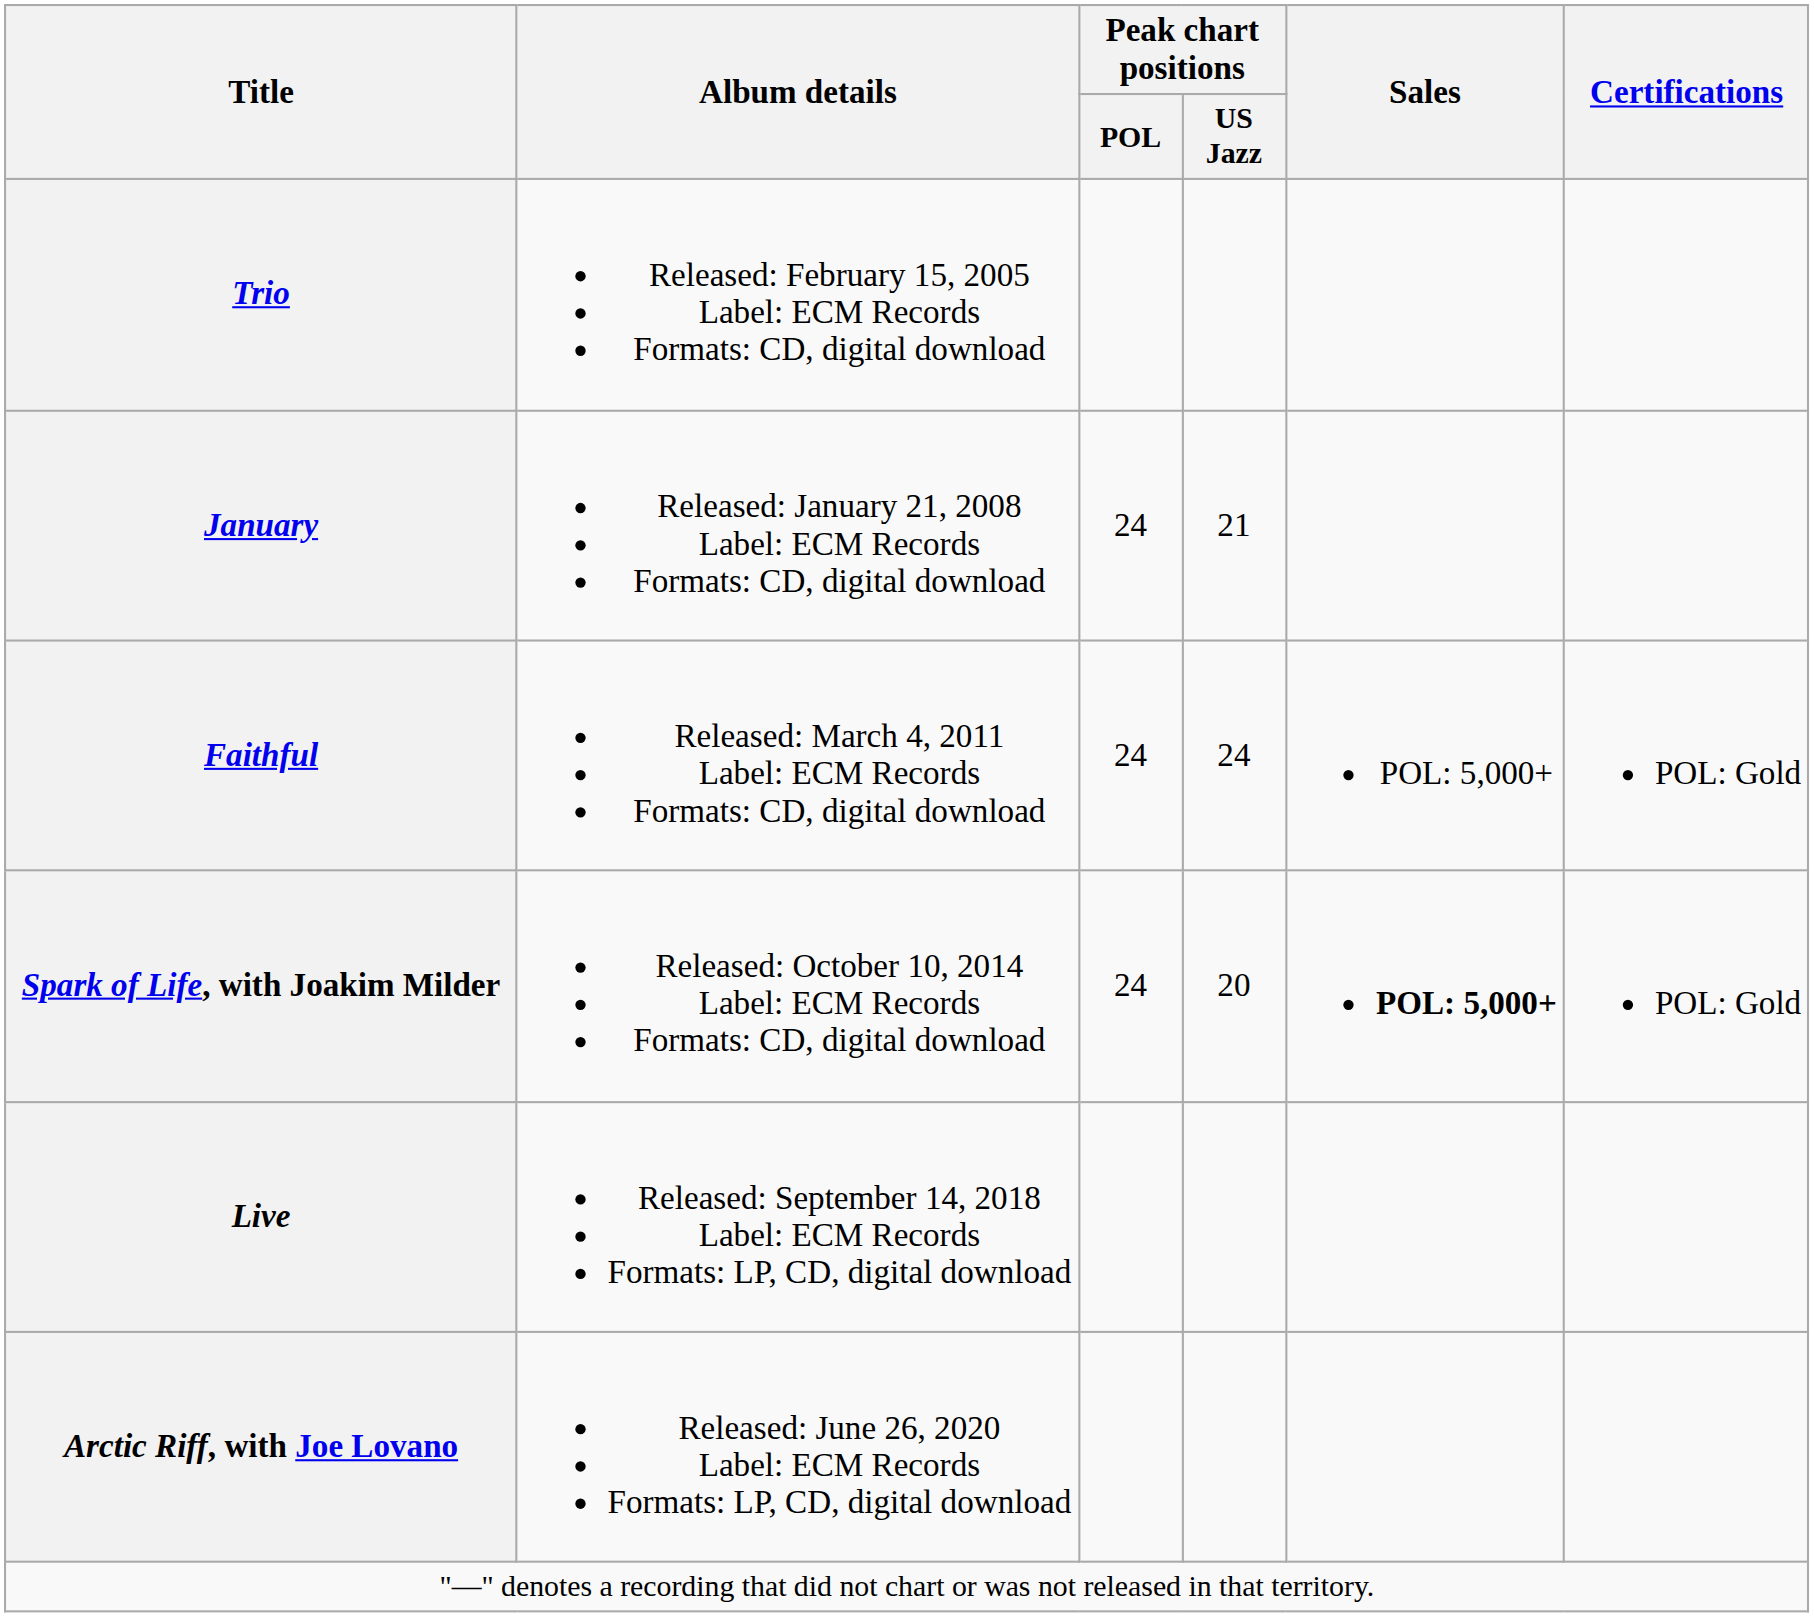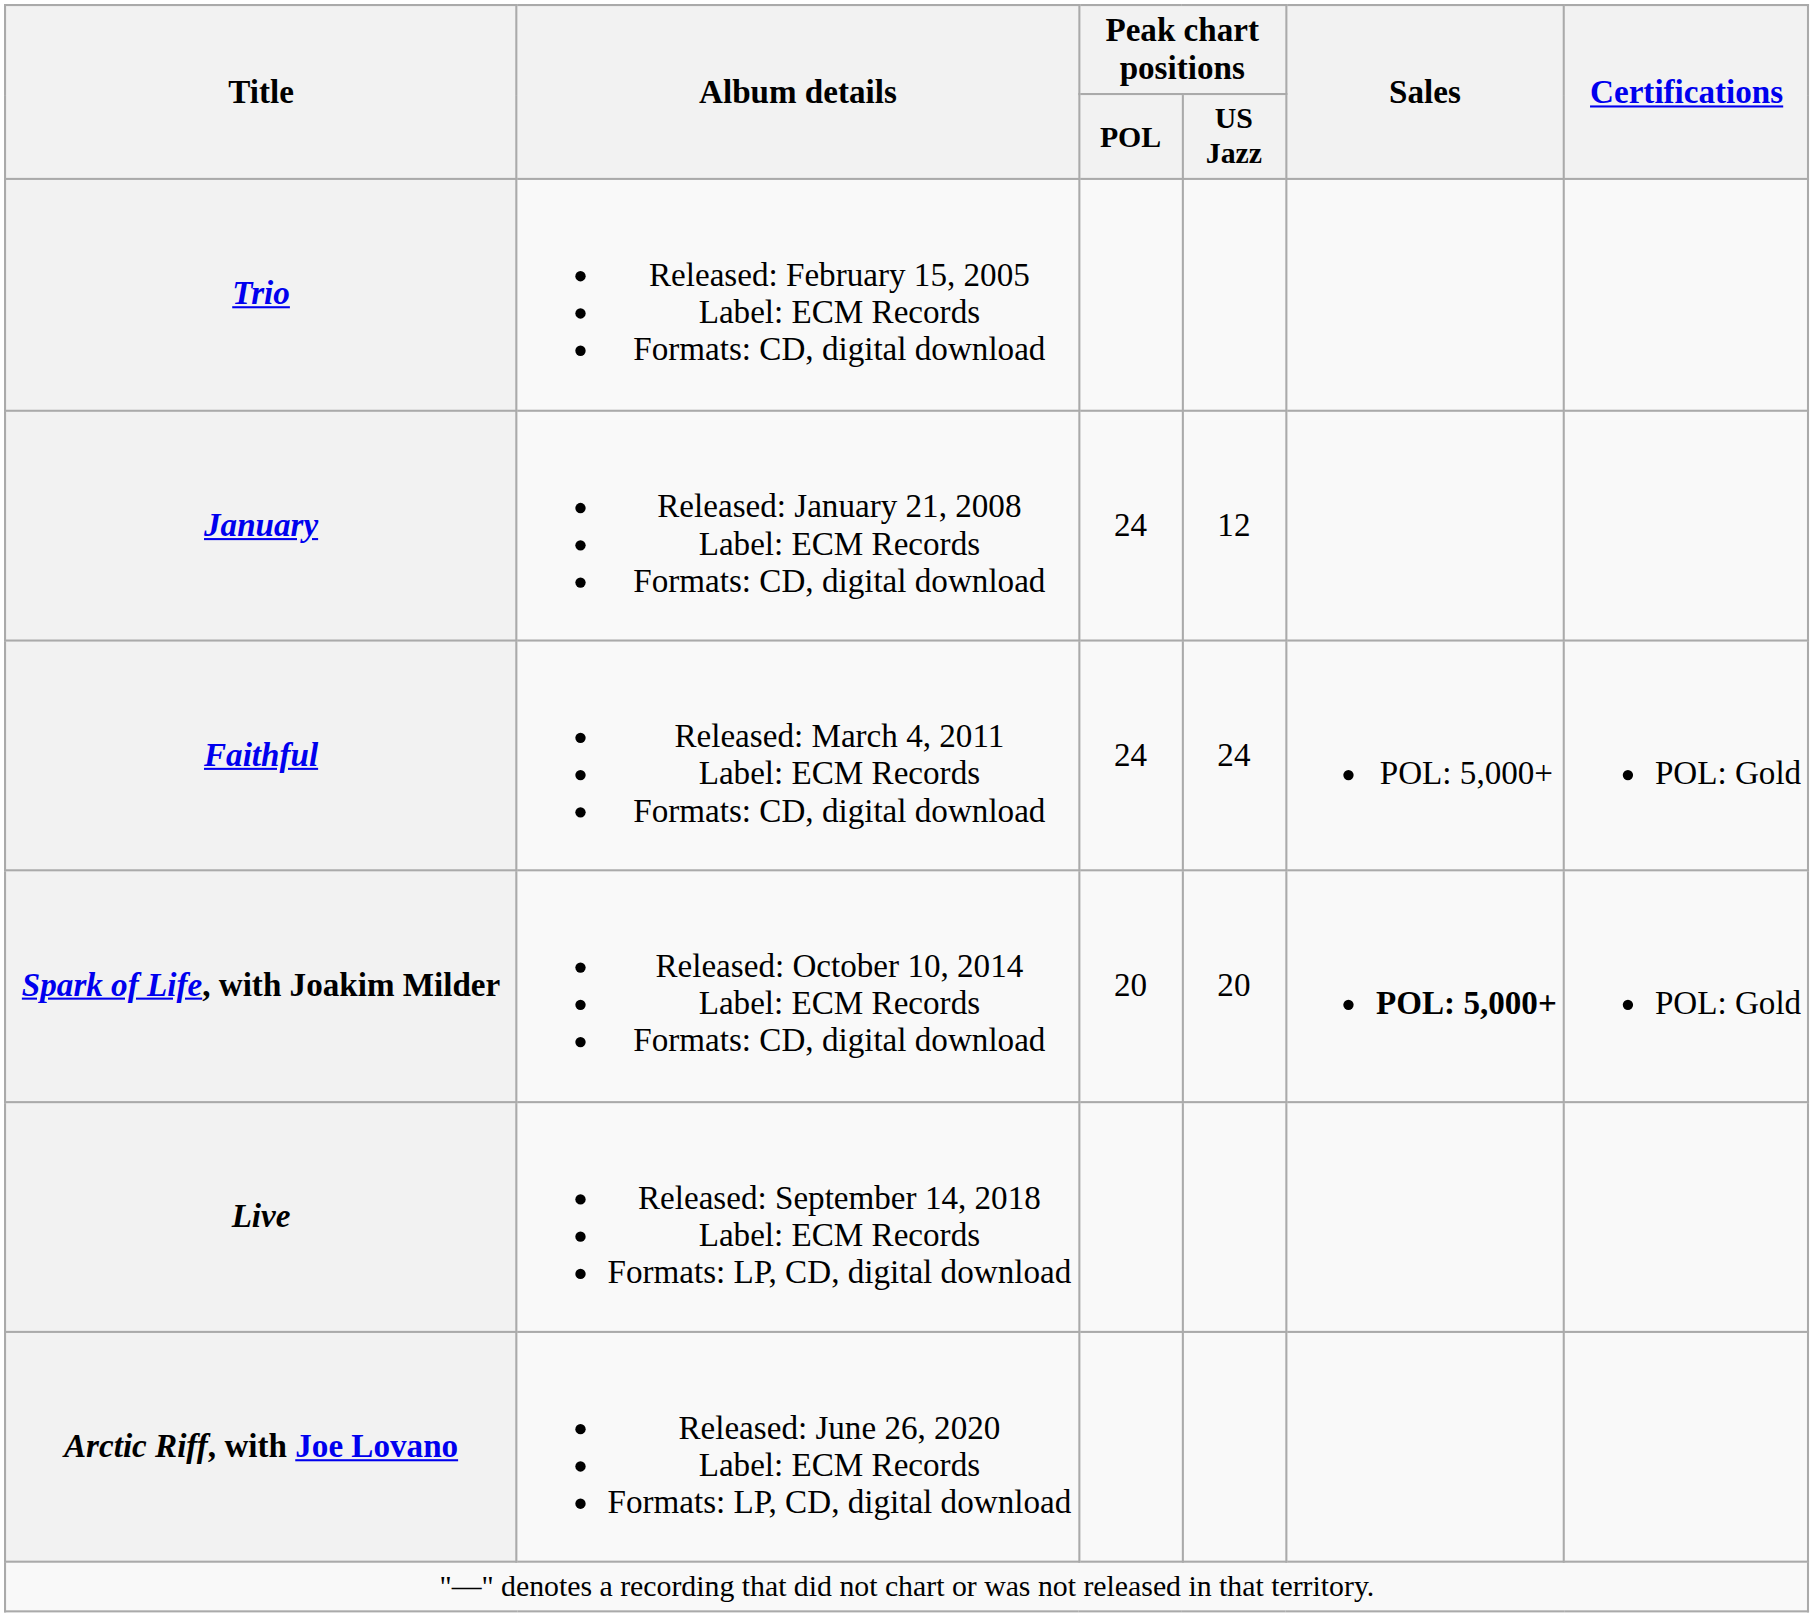(1234, 524) 21 -> (1234, 524) 12
(1131, 985) 24 -> (1131, 985) 20
